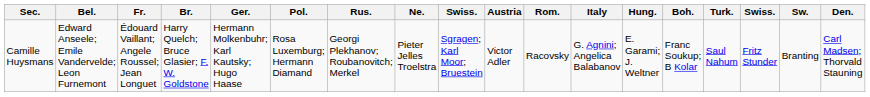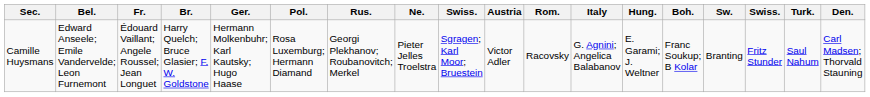columns swapped: (722, 12) <-> (800, 12)
